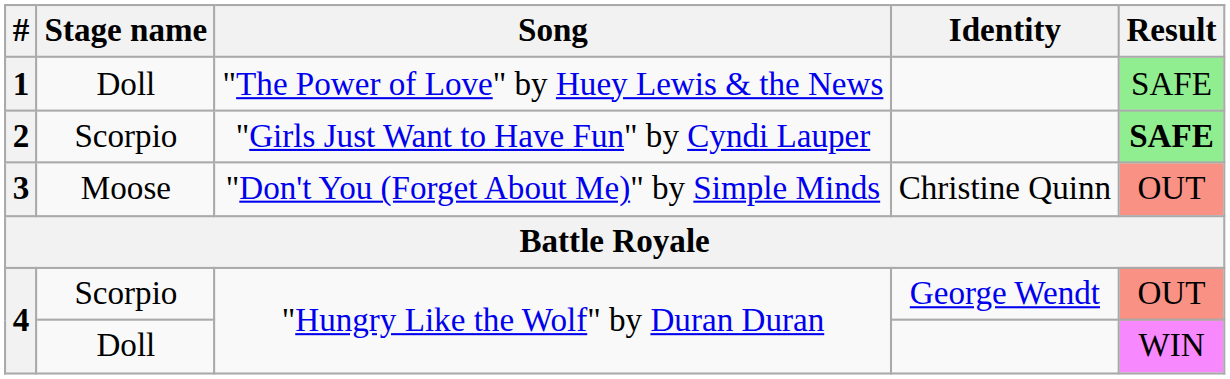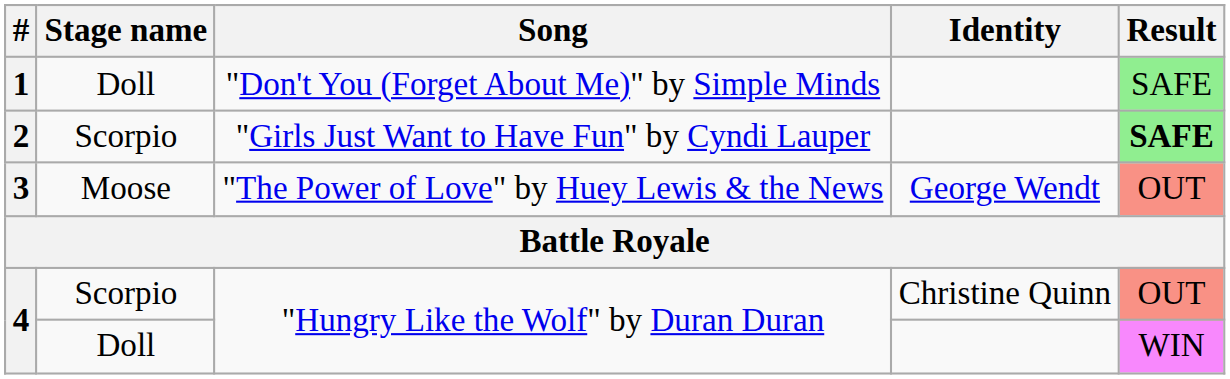(553, 83) "The Power of Love" by Huey Lewis & the News -> (553, 83) "Don't You (Forget About Me)" by Simple Minds
(553, 188) "Don't You (Forget About Me)" by Simple Minds -> (553, 188) "The Power of Love" by Huey Lewis & the News
(1005, 188) Christine Quinn -> (1005, 188) George Wendt
(1005, 293) George Wendt -> (1005, 293) Christine Quinn
